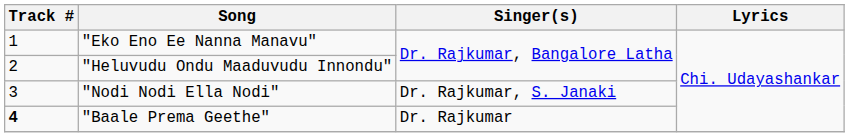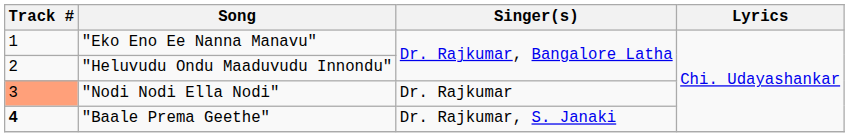(13, 94) no background -> (13, 94) lightsalmon background
(508, 94) Dr. Rajkumar, S. Janaki -> (456, 94) Dr. Rajkumar
(456, 119) Dr. Rajkumar -> (508, 119) Dr. Rajkumar, S. Janaki
